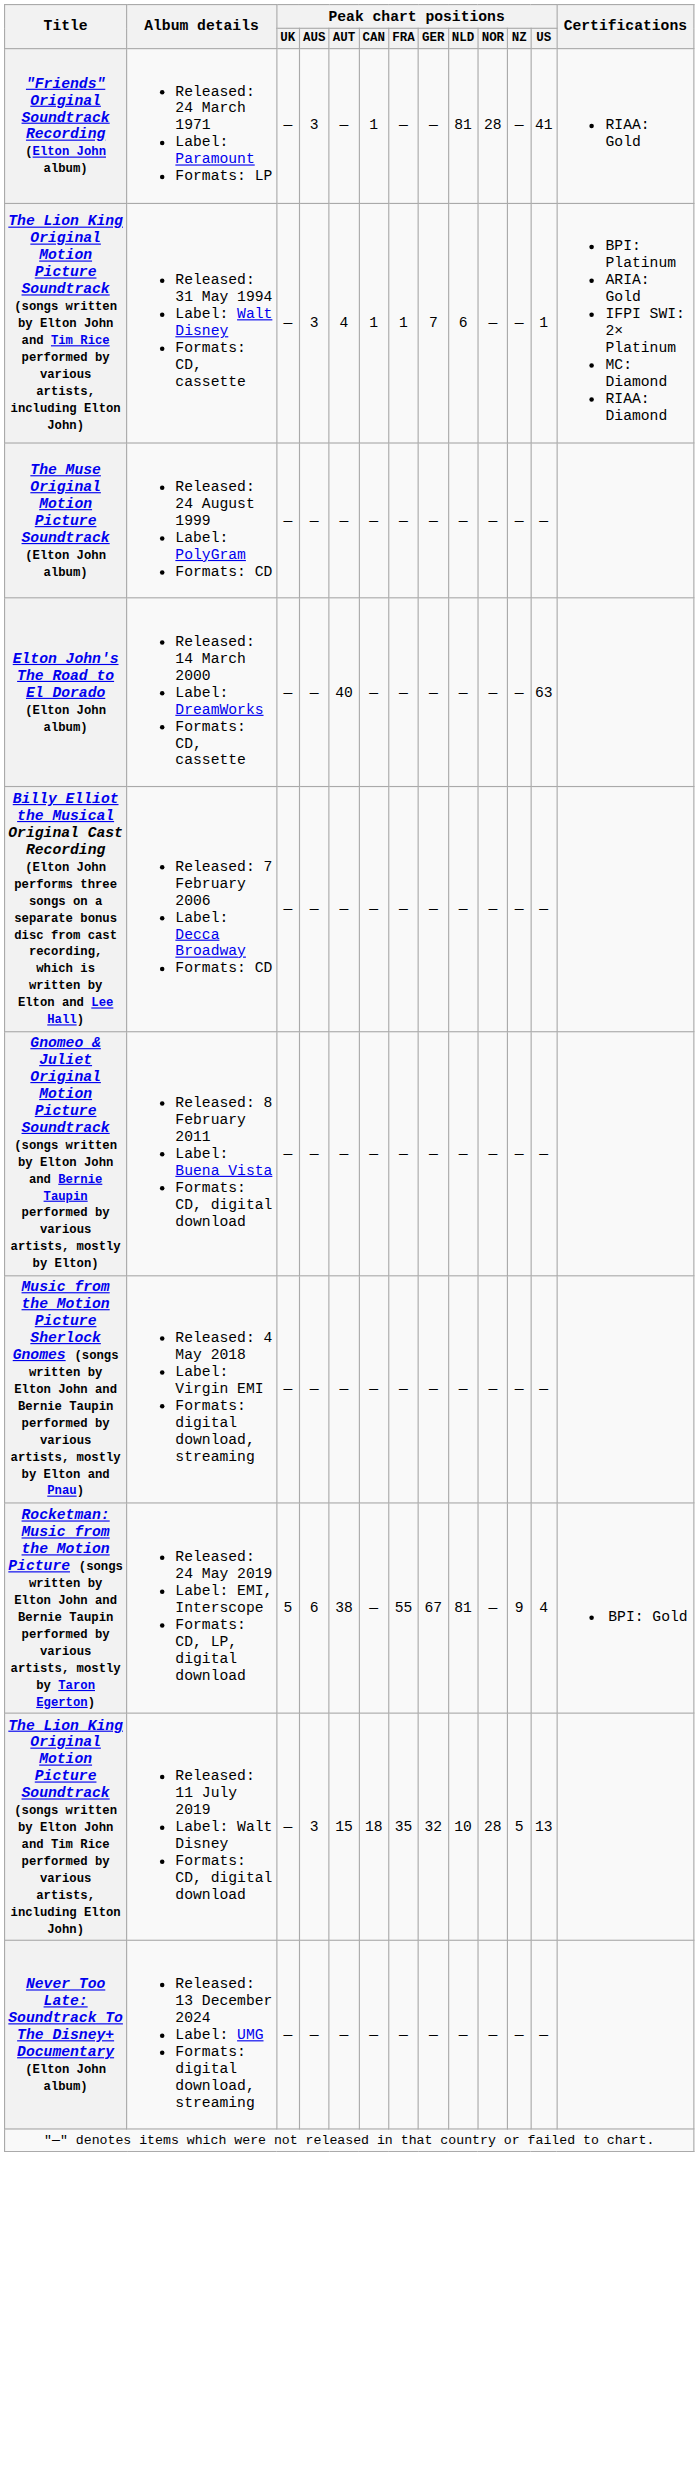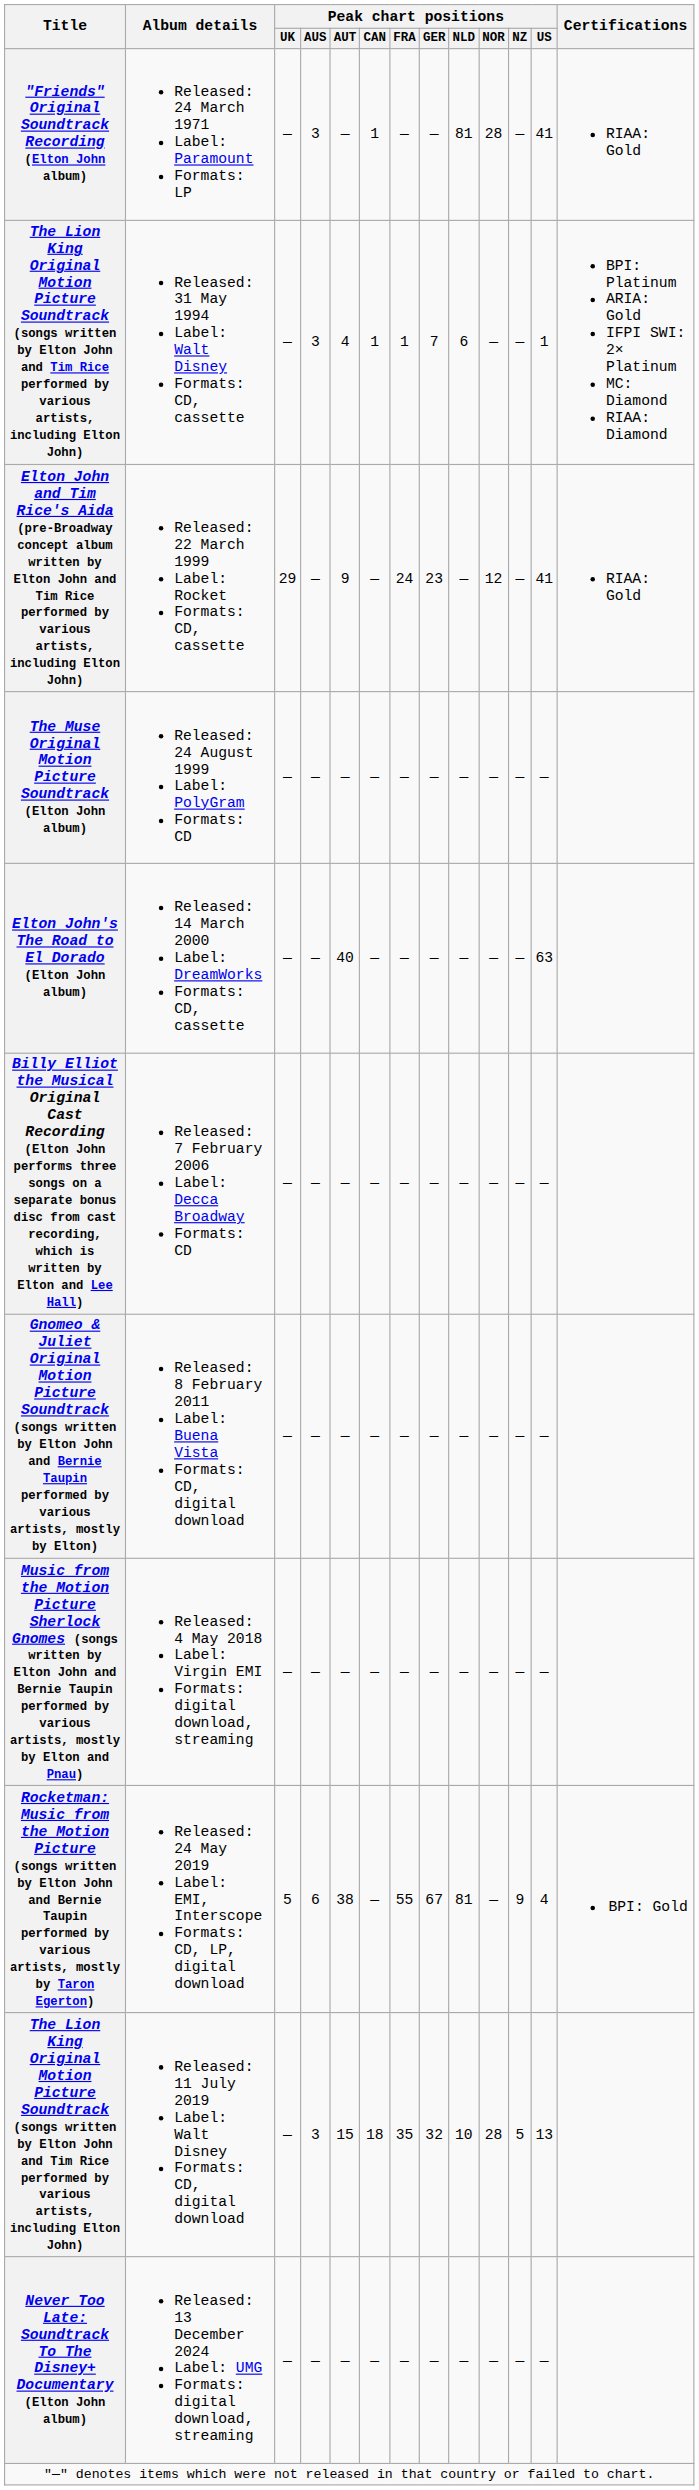+ row: (200, 587)
